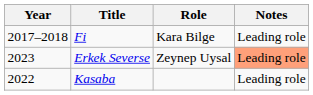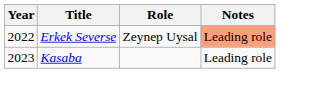- row: (80, 36)
(21, 57) 2023 -> (21, 36) 2022
(21, 79) 2022 -> (21, 57) 2023
